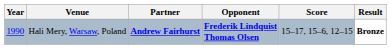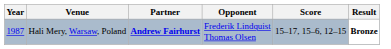(15, 32) 1990 -> (15, 32) 1987
(241, 32) bold -> (237, 32) normal
